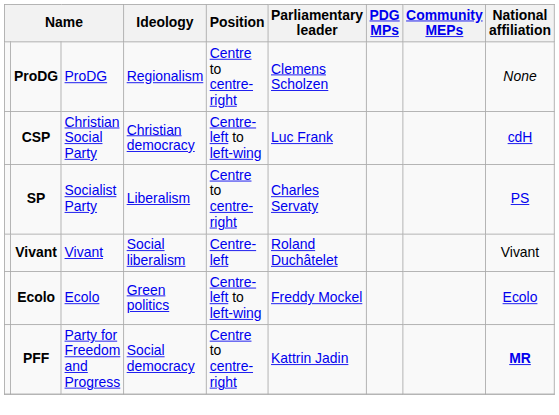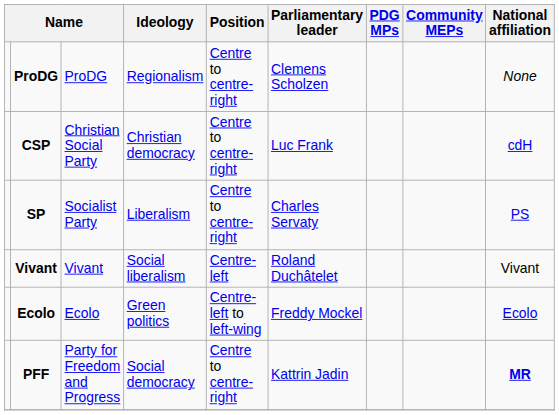(236, 137) Centre-left to left-wing -> (231, 145) Centre to centre-right
